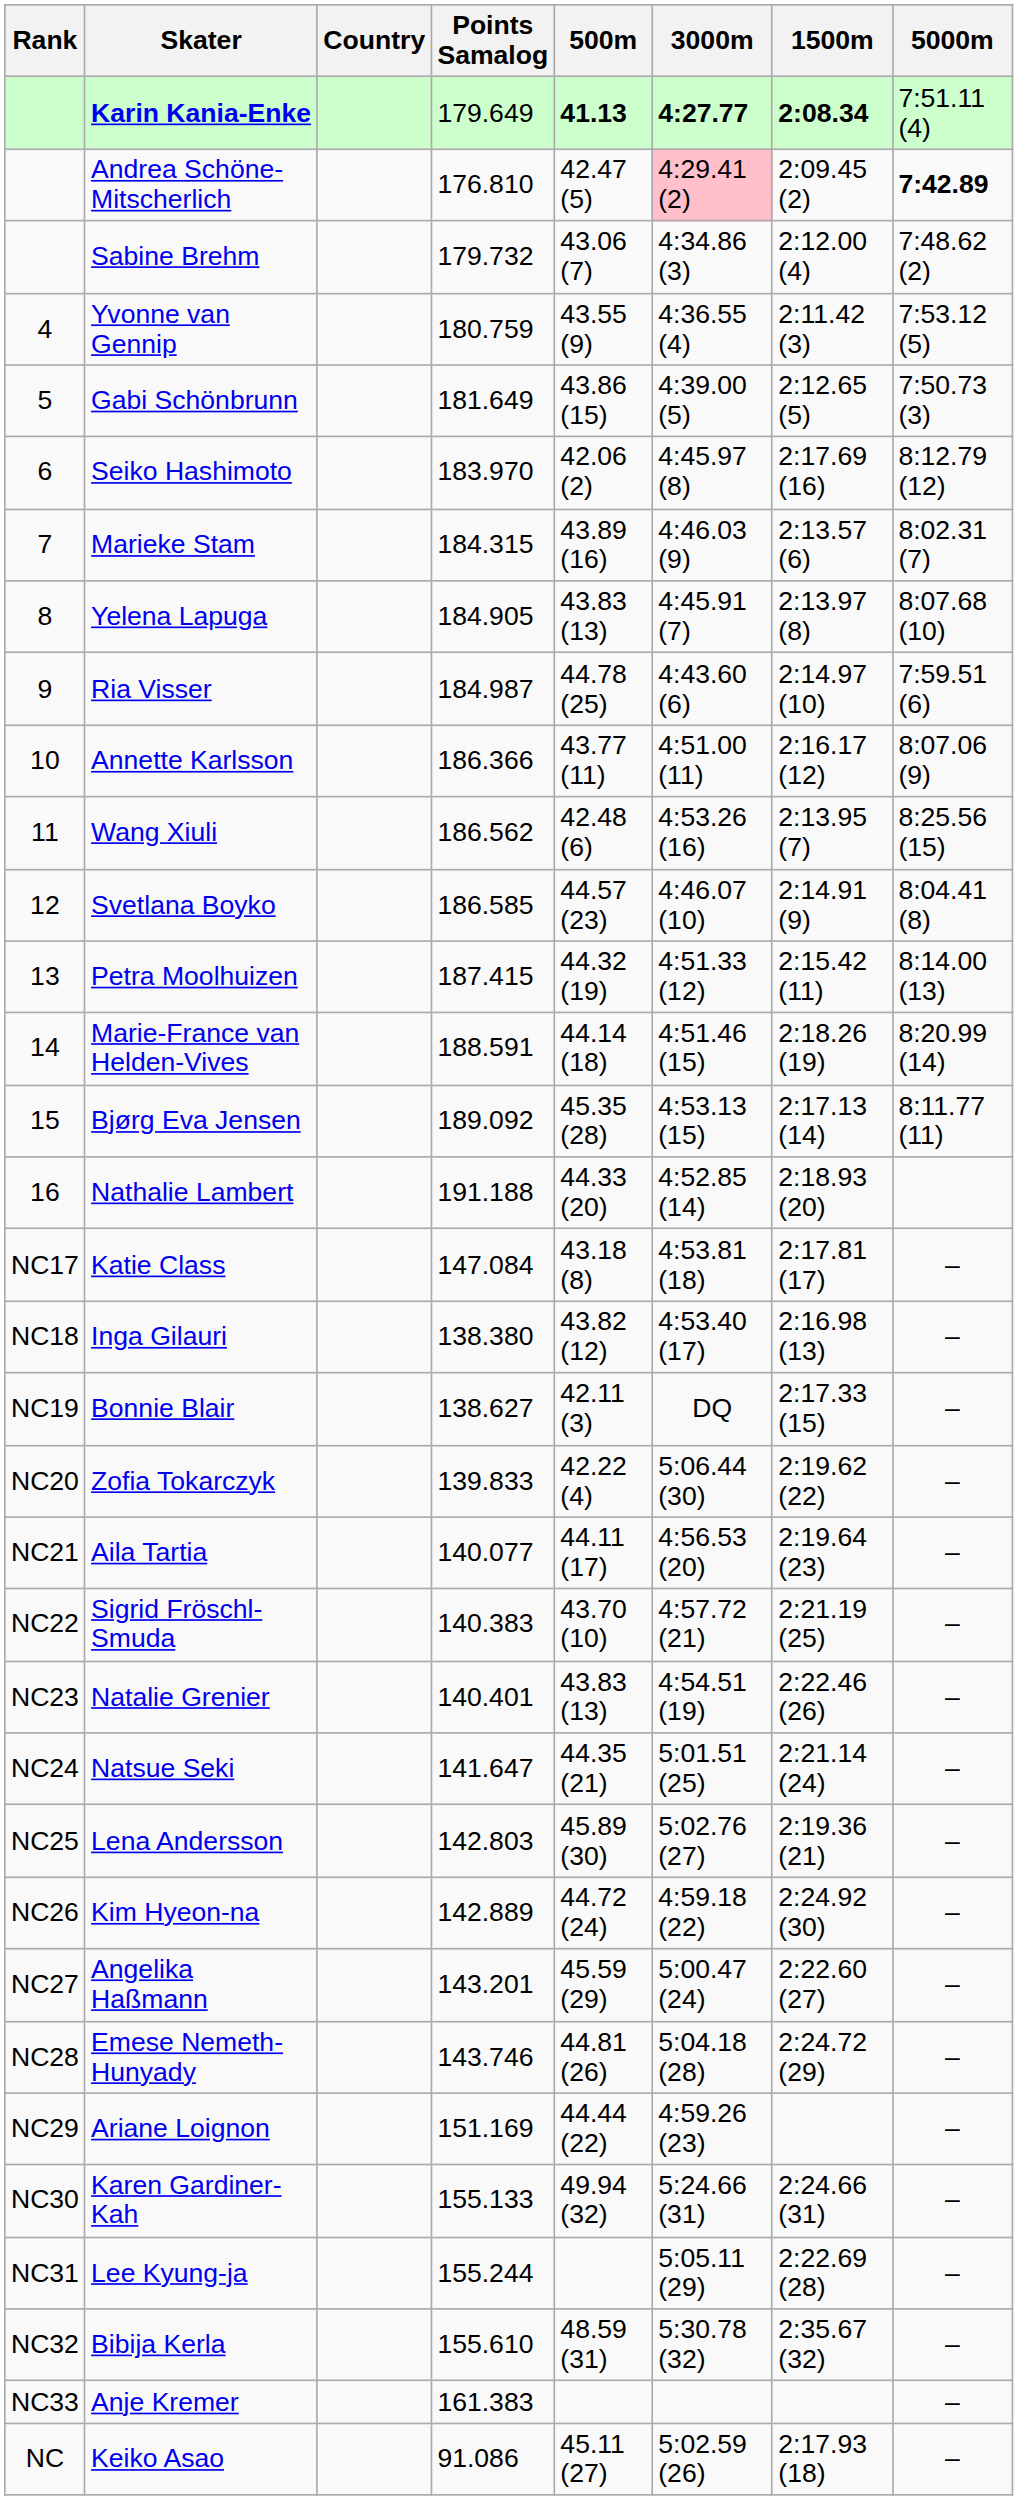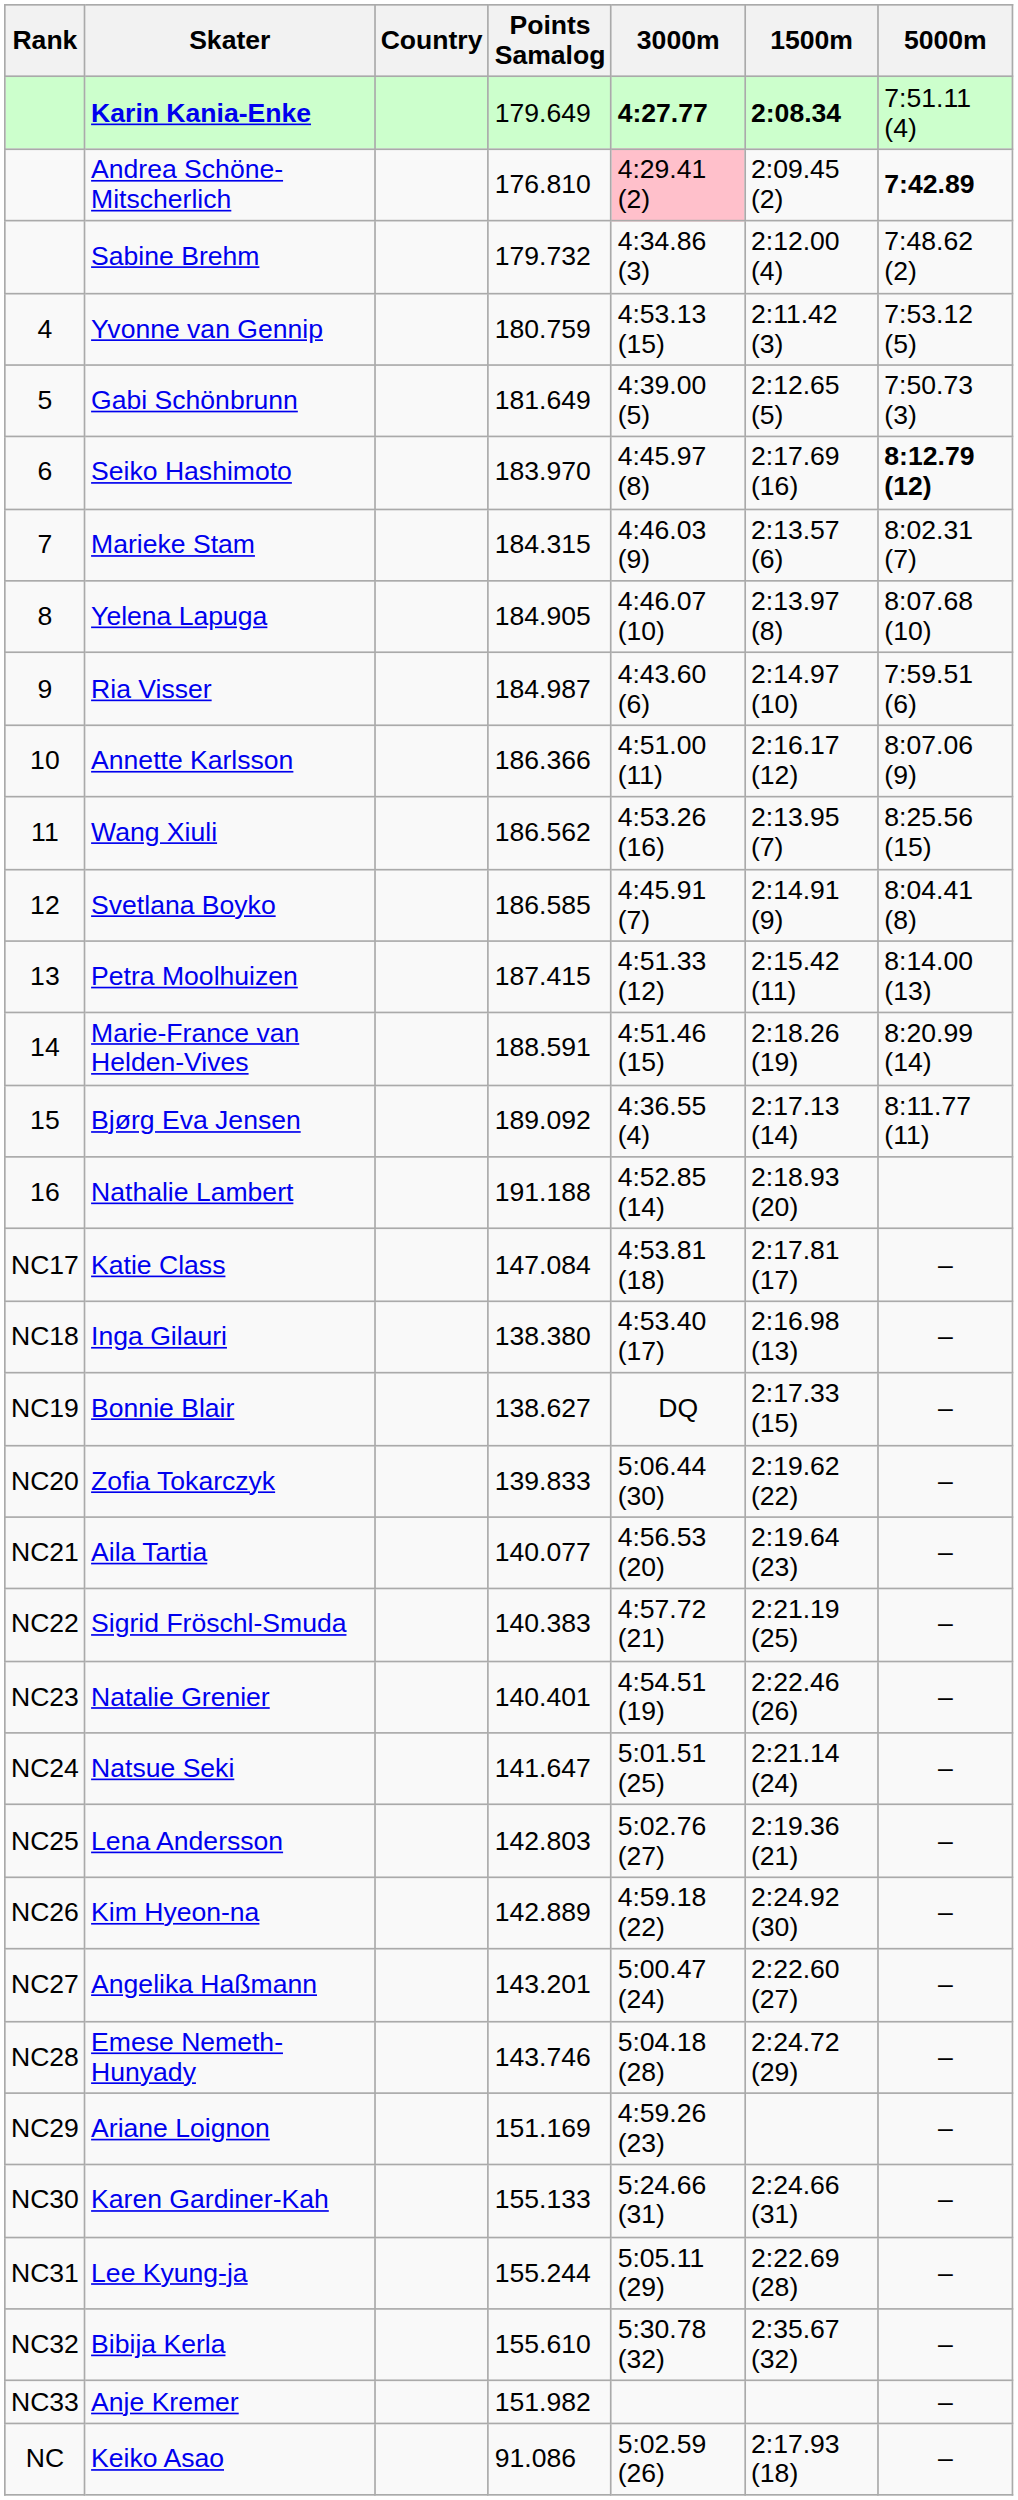- column: (603, 40)
(703, 328) 4:36.55 (4) -> (662, 328) 4:53.13 (15)
(943, 472) normal -> (929, 472) bold
(703, 616) 4:45.91 (7) -> (662, 616) 4:46.07 (10)
(703, 904) 4:46.07 (10) -> (662, 904) 4:45.91 (7)
(703, 1120) 4:53.13 (15) -> (662, 1120) 4:36.55 (4)
(485, 2401) 161.383 -> (543, 2401) 151.982
